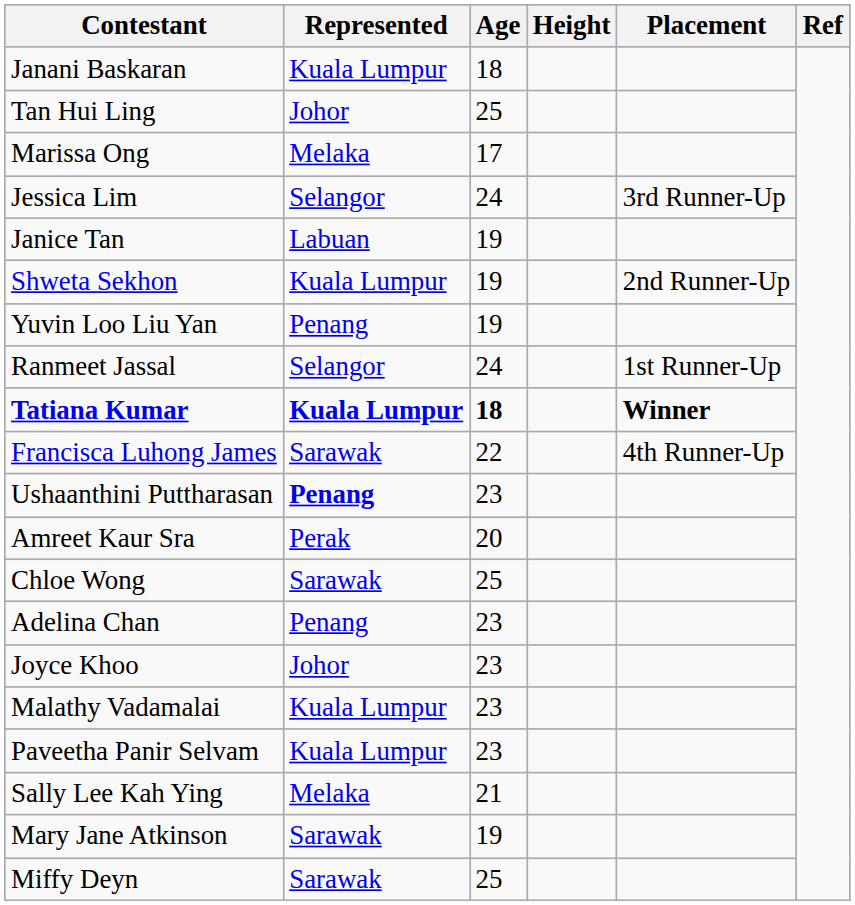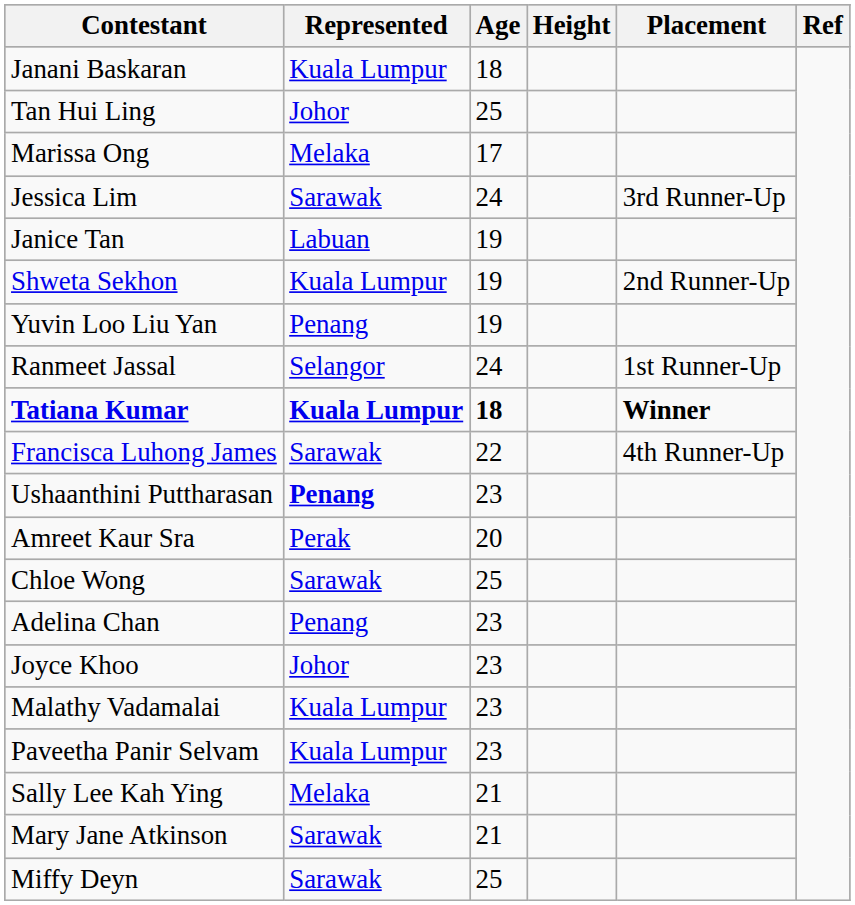(337, 196) Selangor -> (335, 196) Sarawak
(489, 835) 19 -> (489, 835) 21
